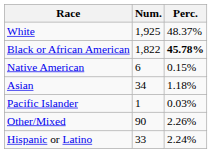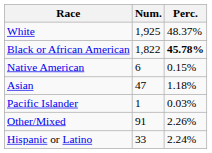(141, 85) 34 -> (141, 85) 47
(141, 121) 90 -> (141, 121) 91
